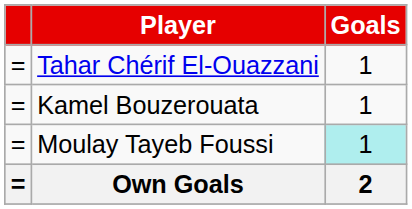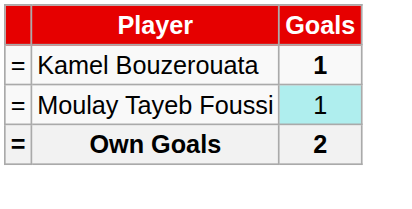- row: (178, 65)
(366, 105) normal -> (320, 65) bold
